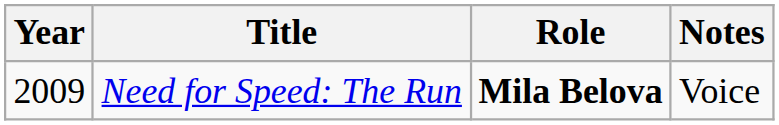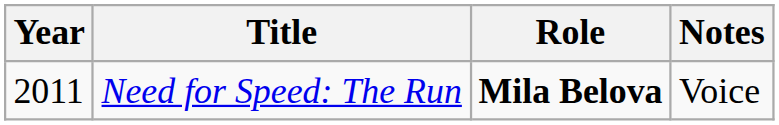(49, 89) 2009 -> (49, 89) 2011
